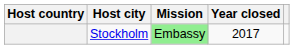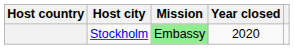(246, 34) 2017 -> (246, 34) 2020
